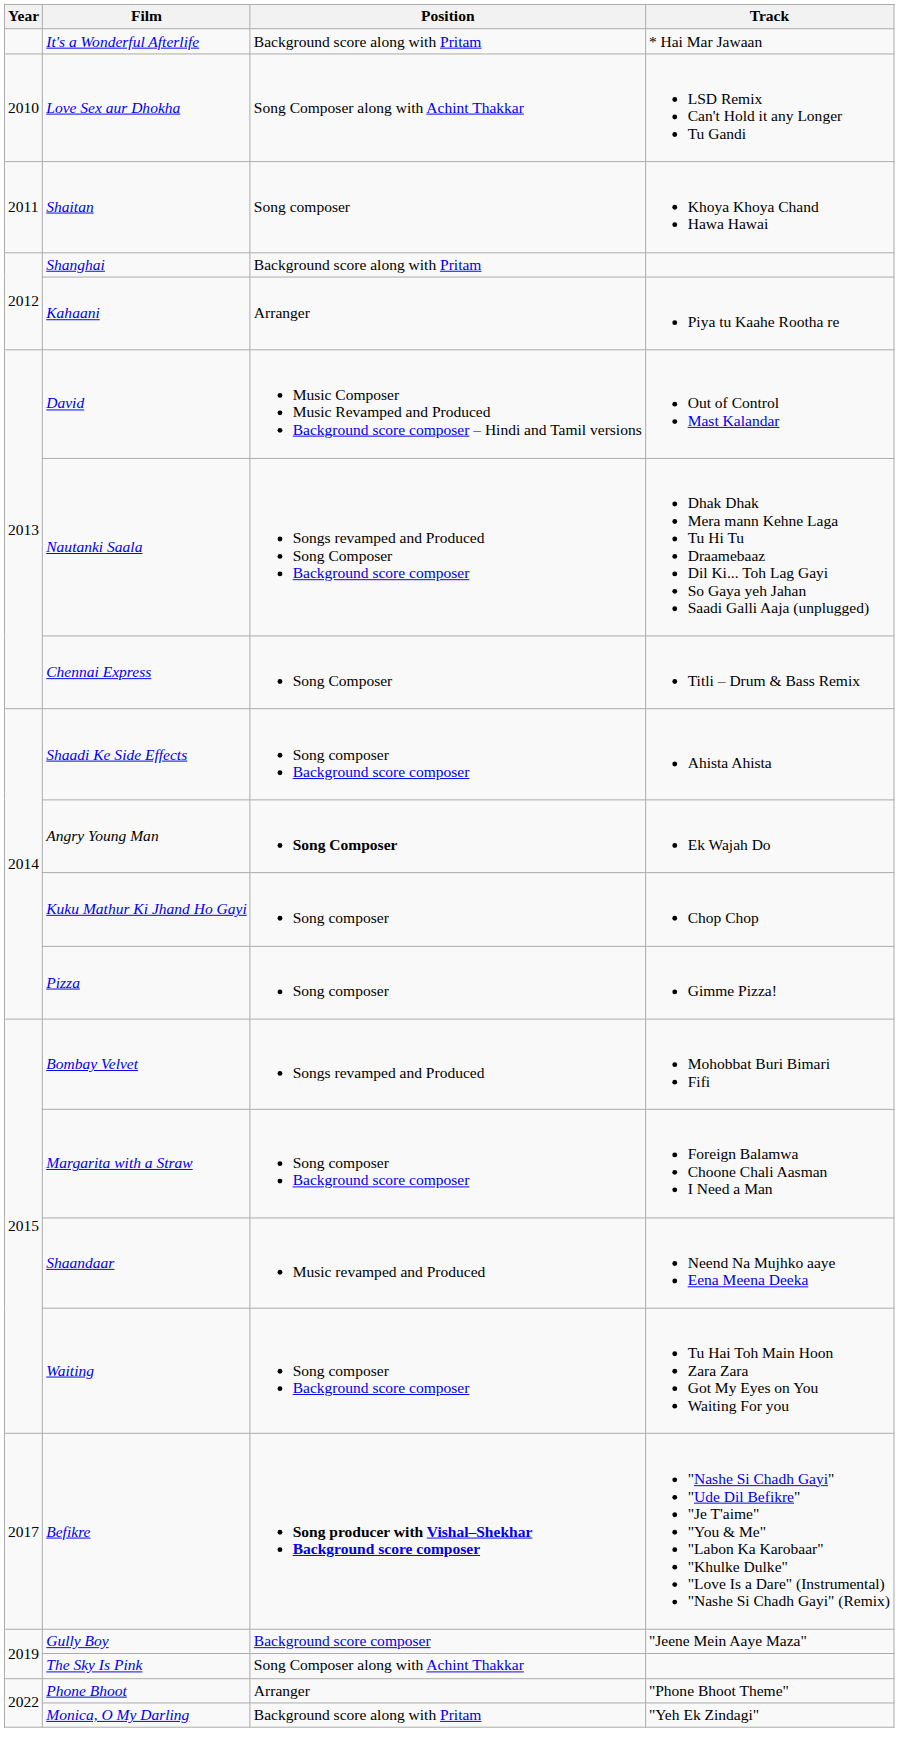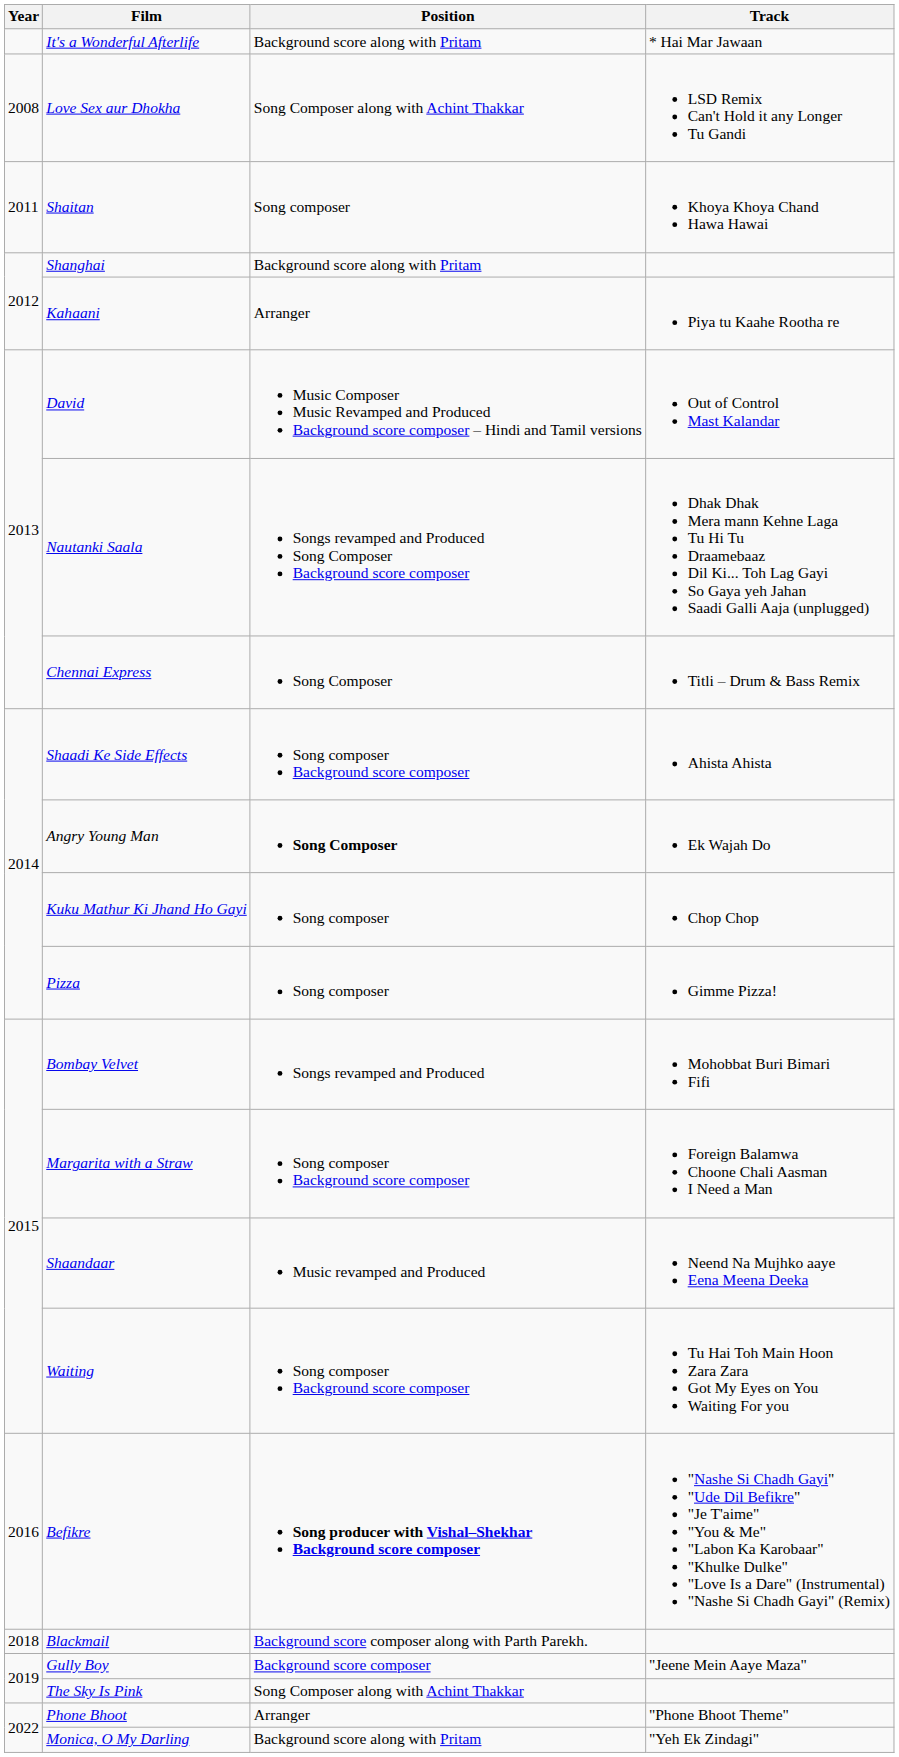(24, 107) 2010 -> (24, 107) 2008
(24, 1531) 2017 -> (24, 1531) 2016
+ row: (78, 1641)
